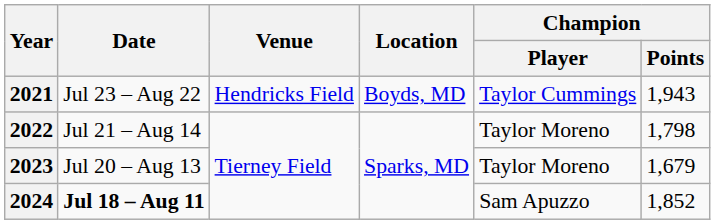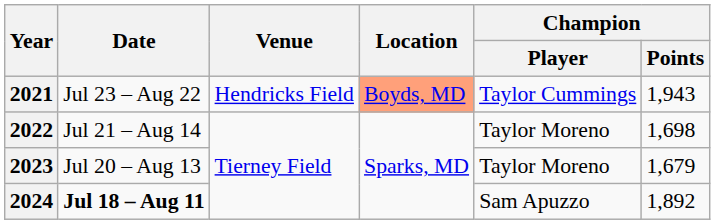(415, 94) no background -> (415, 94) lightsalmon background
(671, 130) 1,798 -> (671, 130) 1,698
(671, 201) 1,852 -> (671, 201) 1,892
